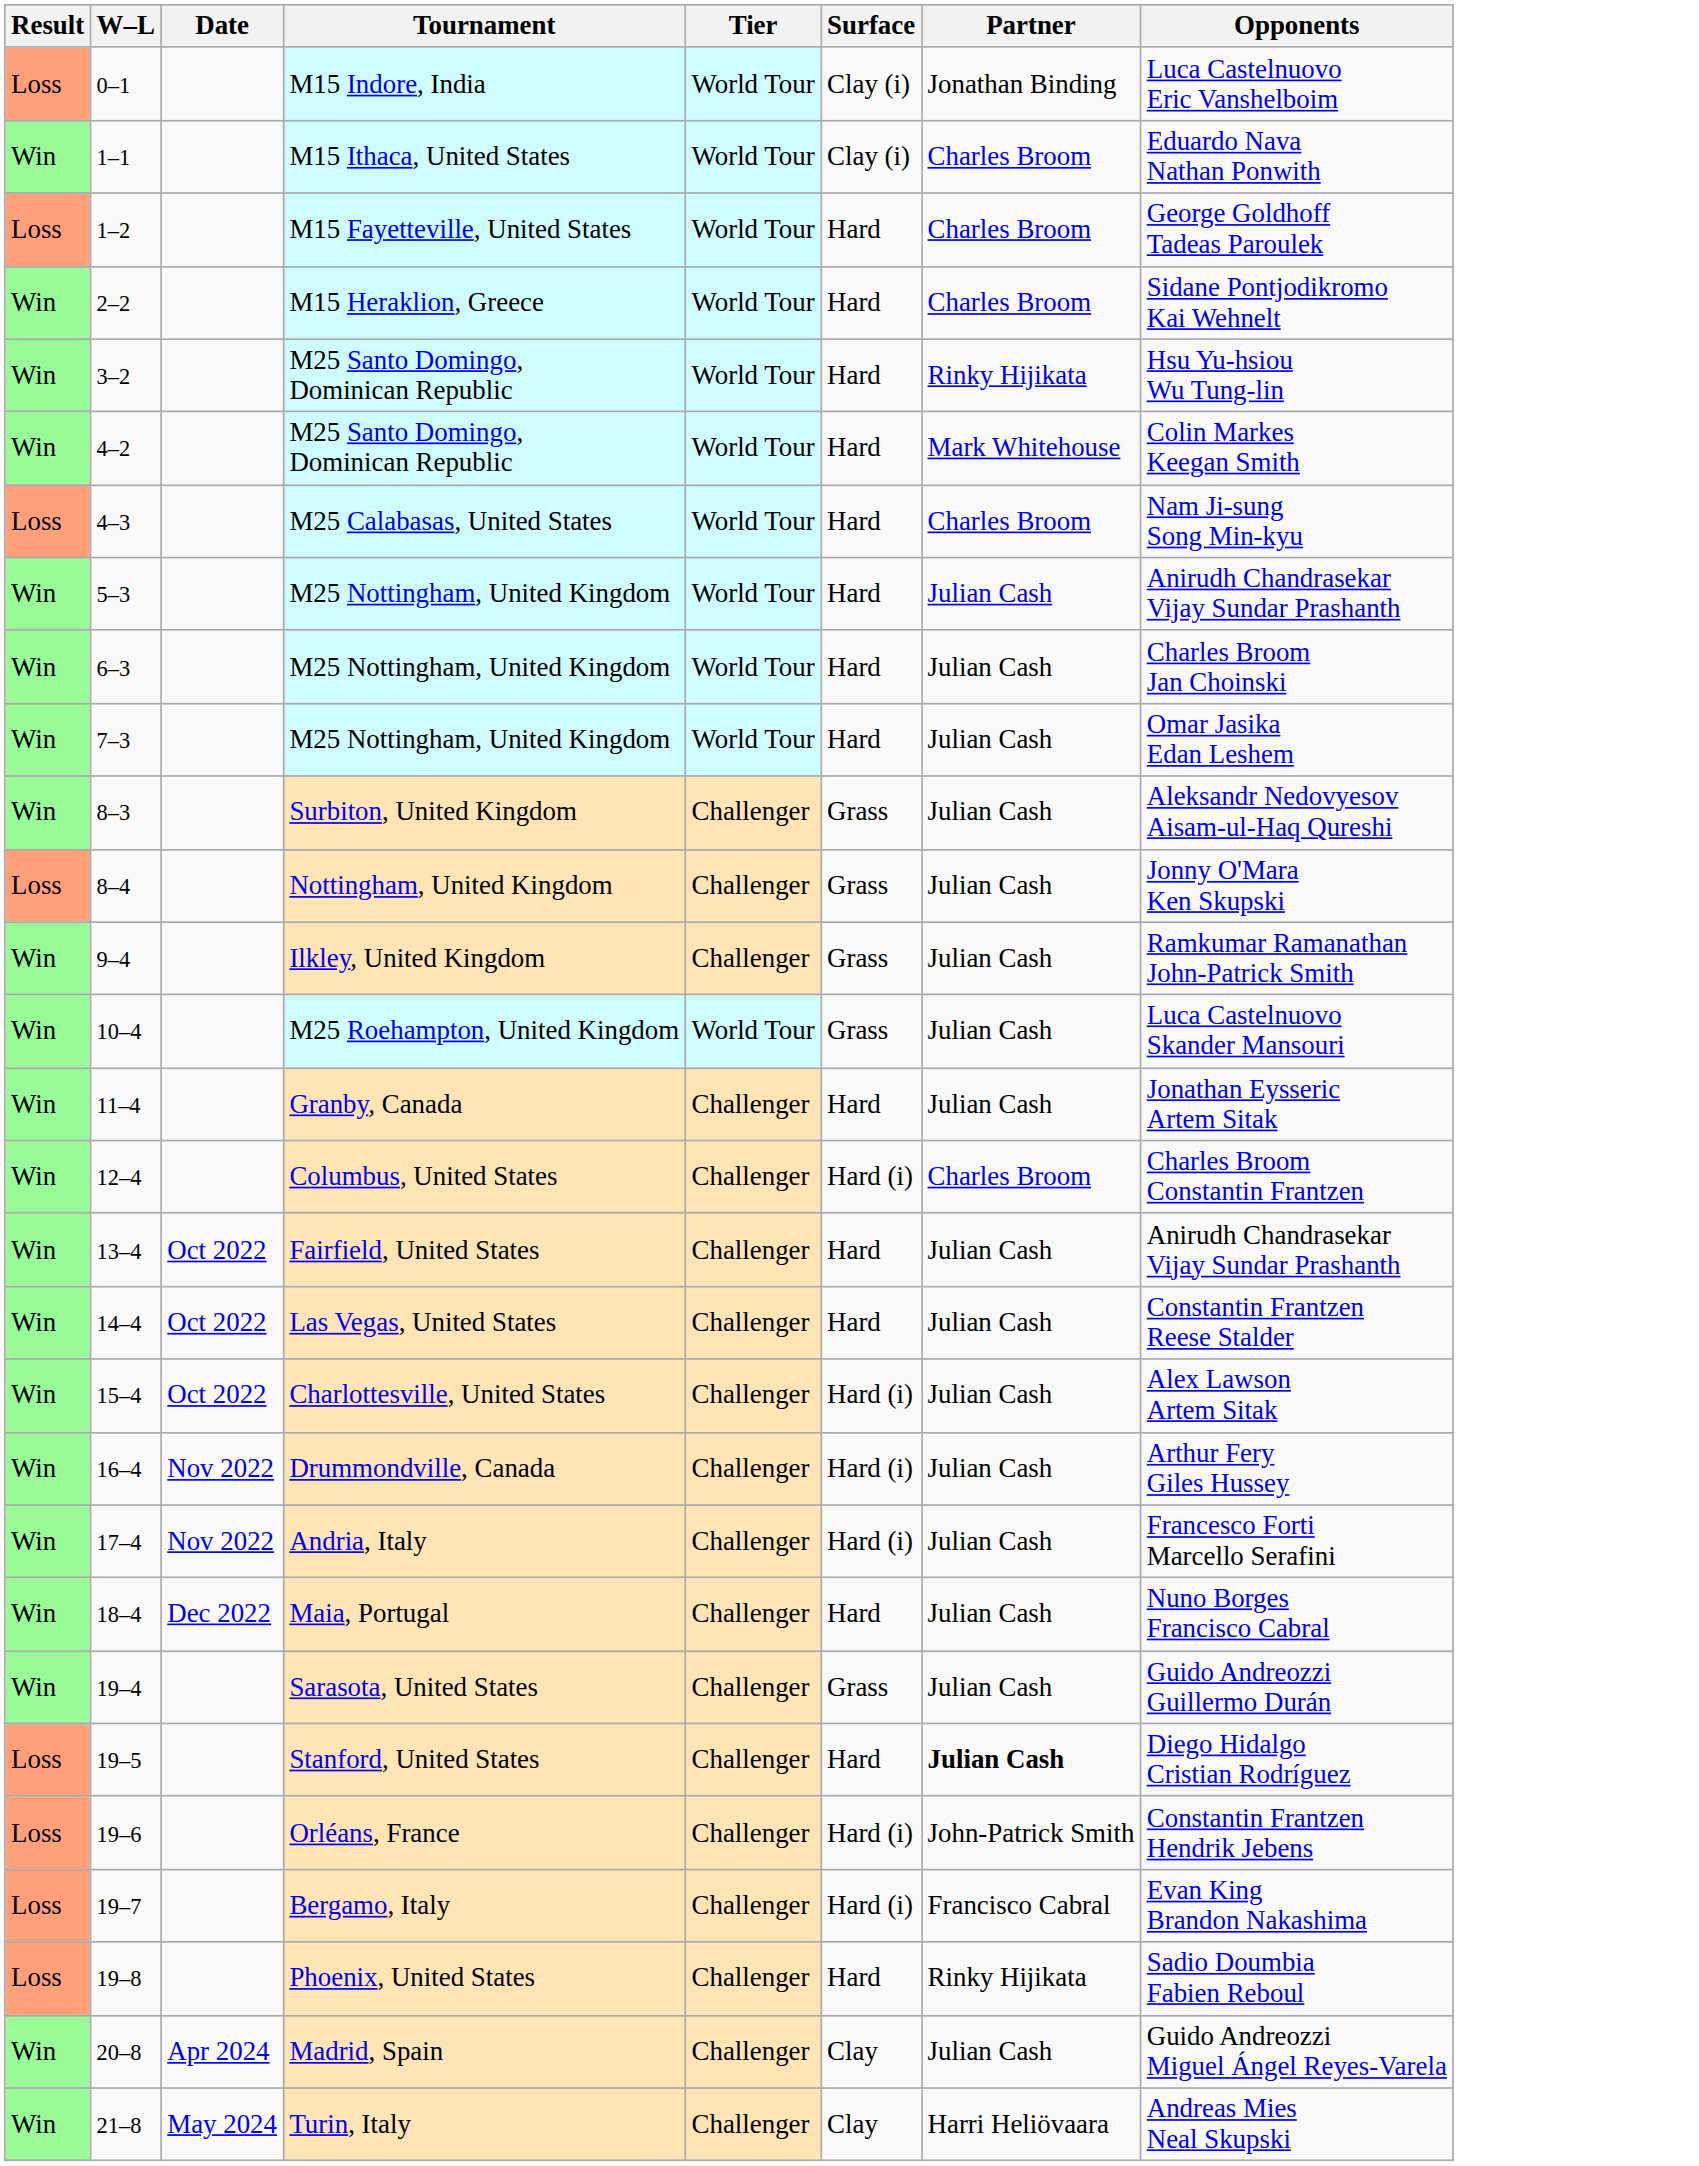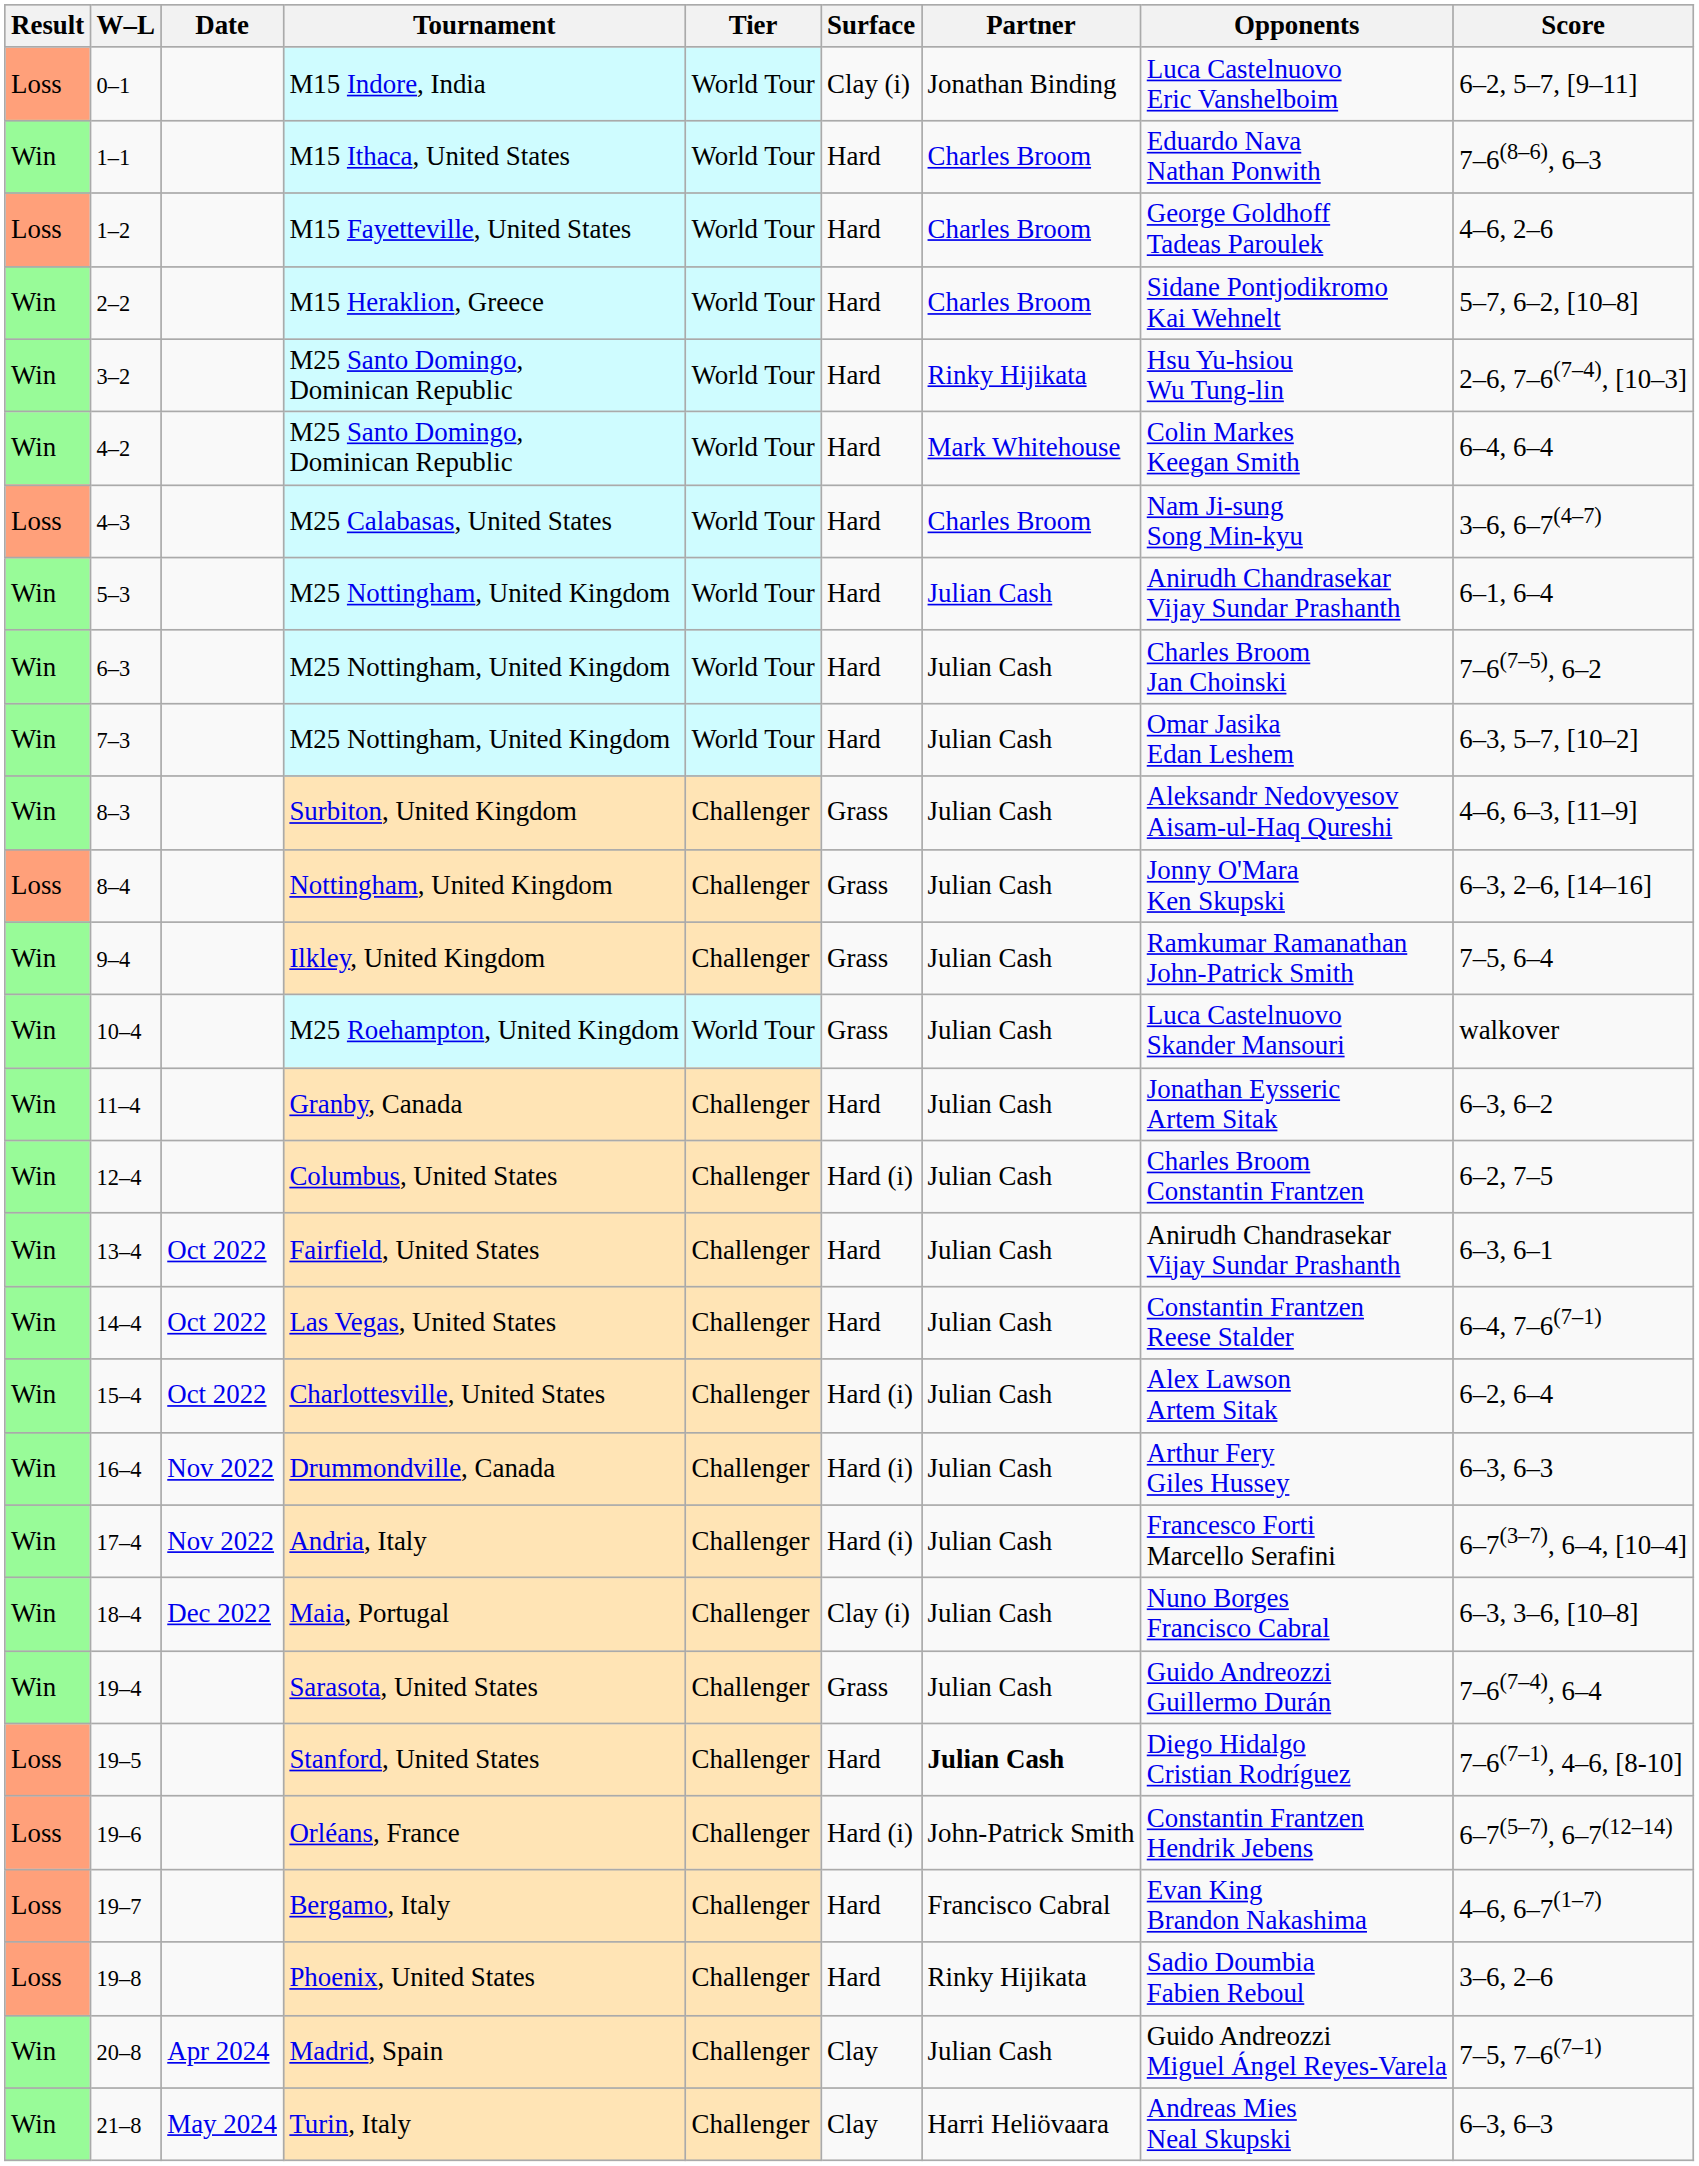+ column: (1573, 25)
(869, 156) Clay (i) -> (854, 156) Hard
(1009, 1176) Charles Broom -> (990, 1176) Julian Cash
(854, 1613) Hard -> (869, 1613) Clay (i)
(870, 1905) Hard (i) -> (854, 1905) Hard
